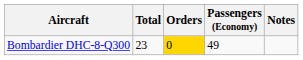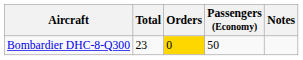(213, 45) 49 -> (213, 45) 50
